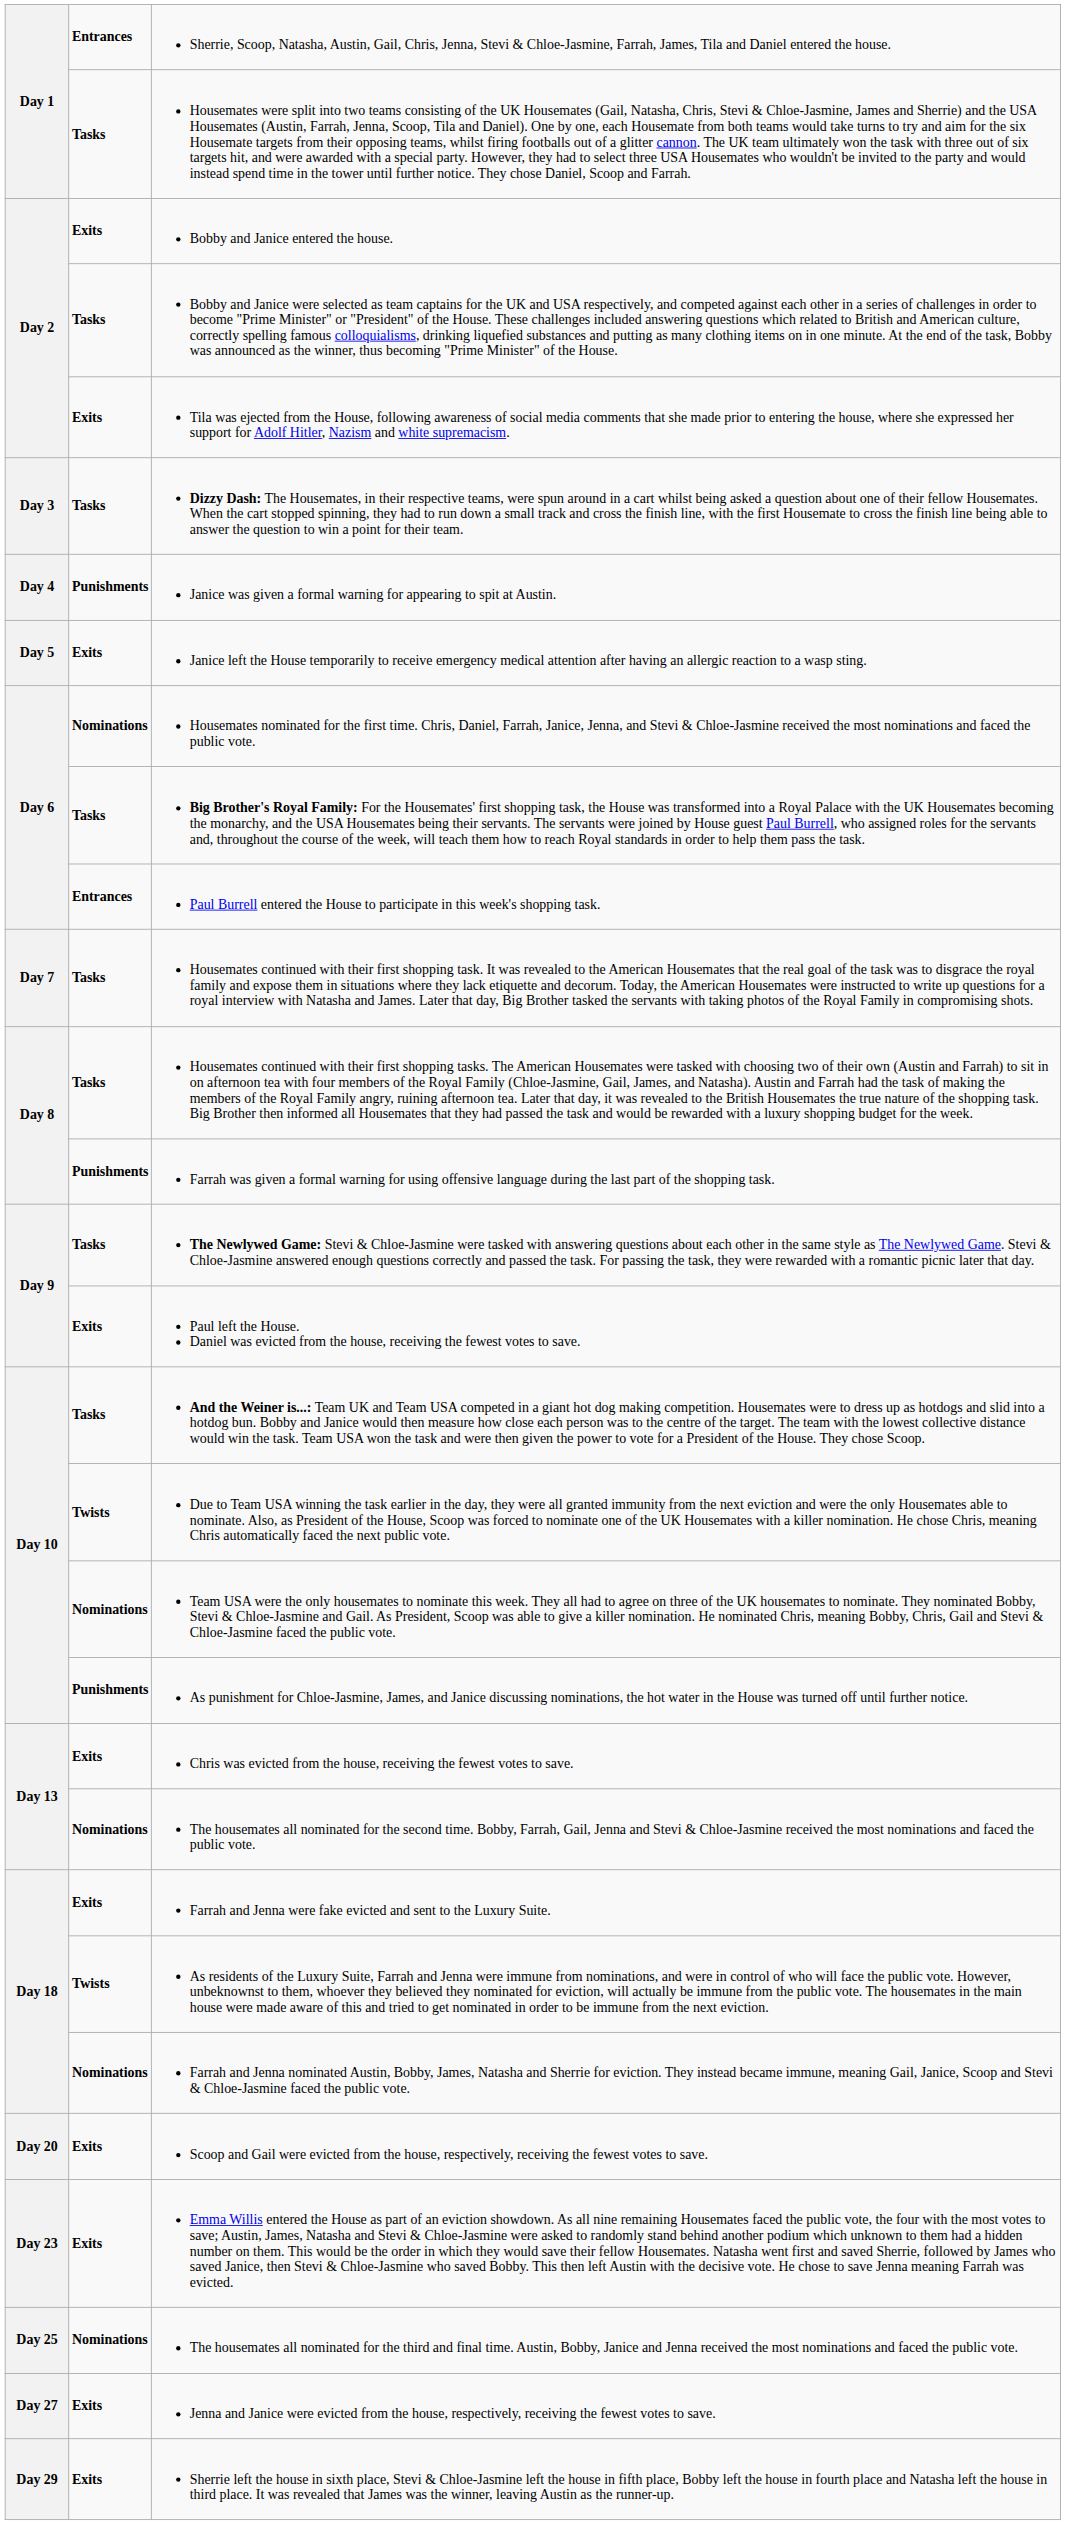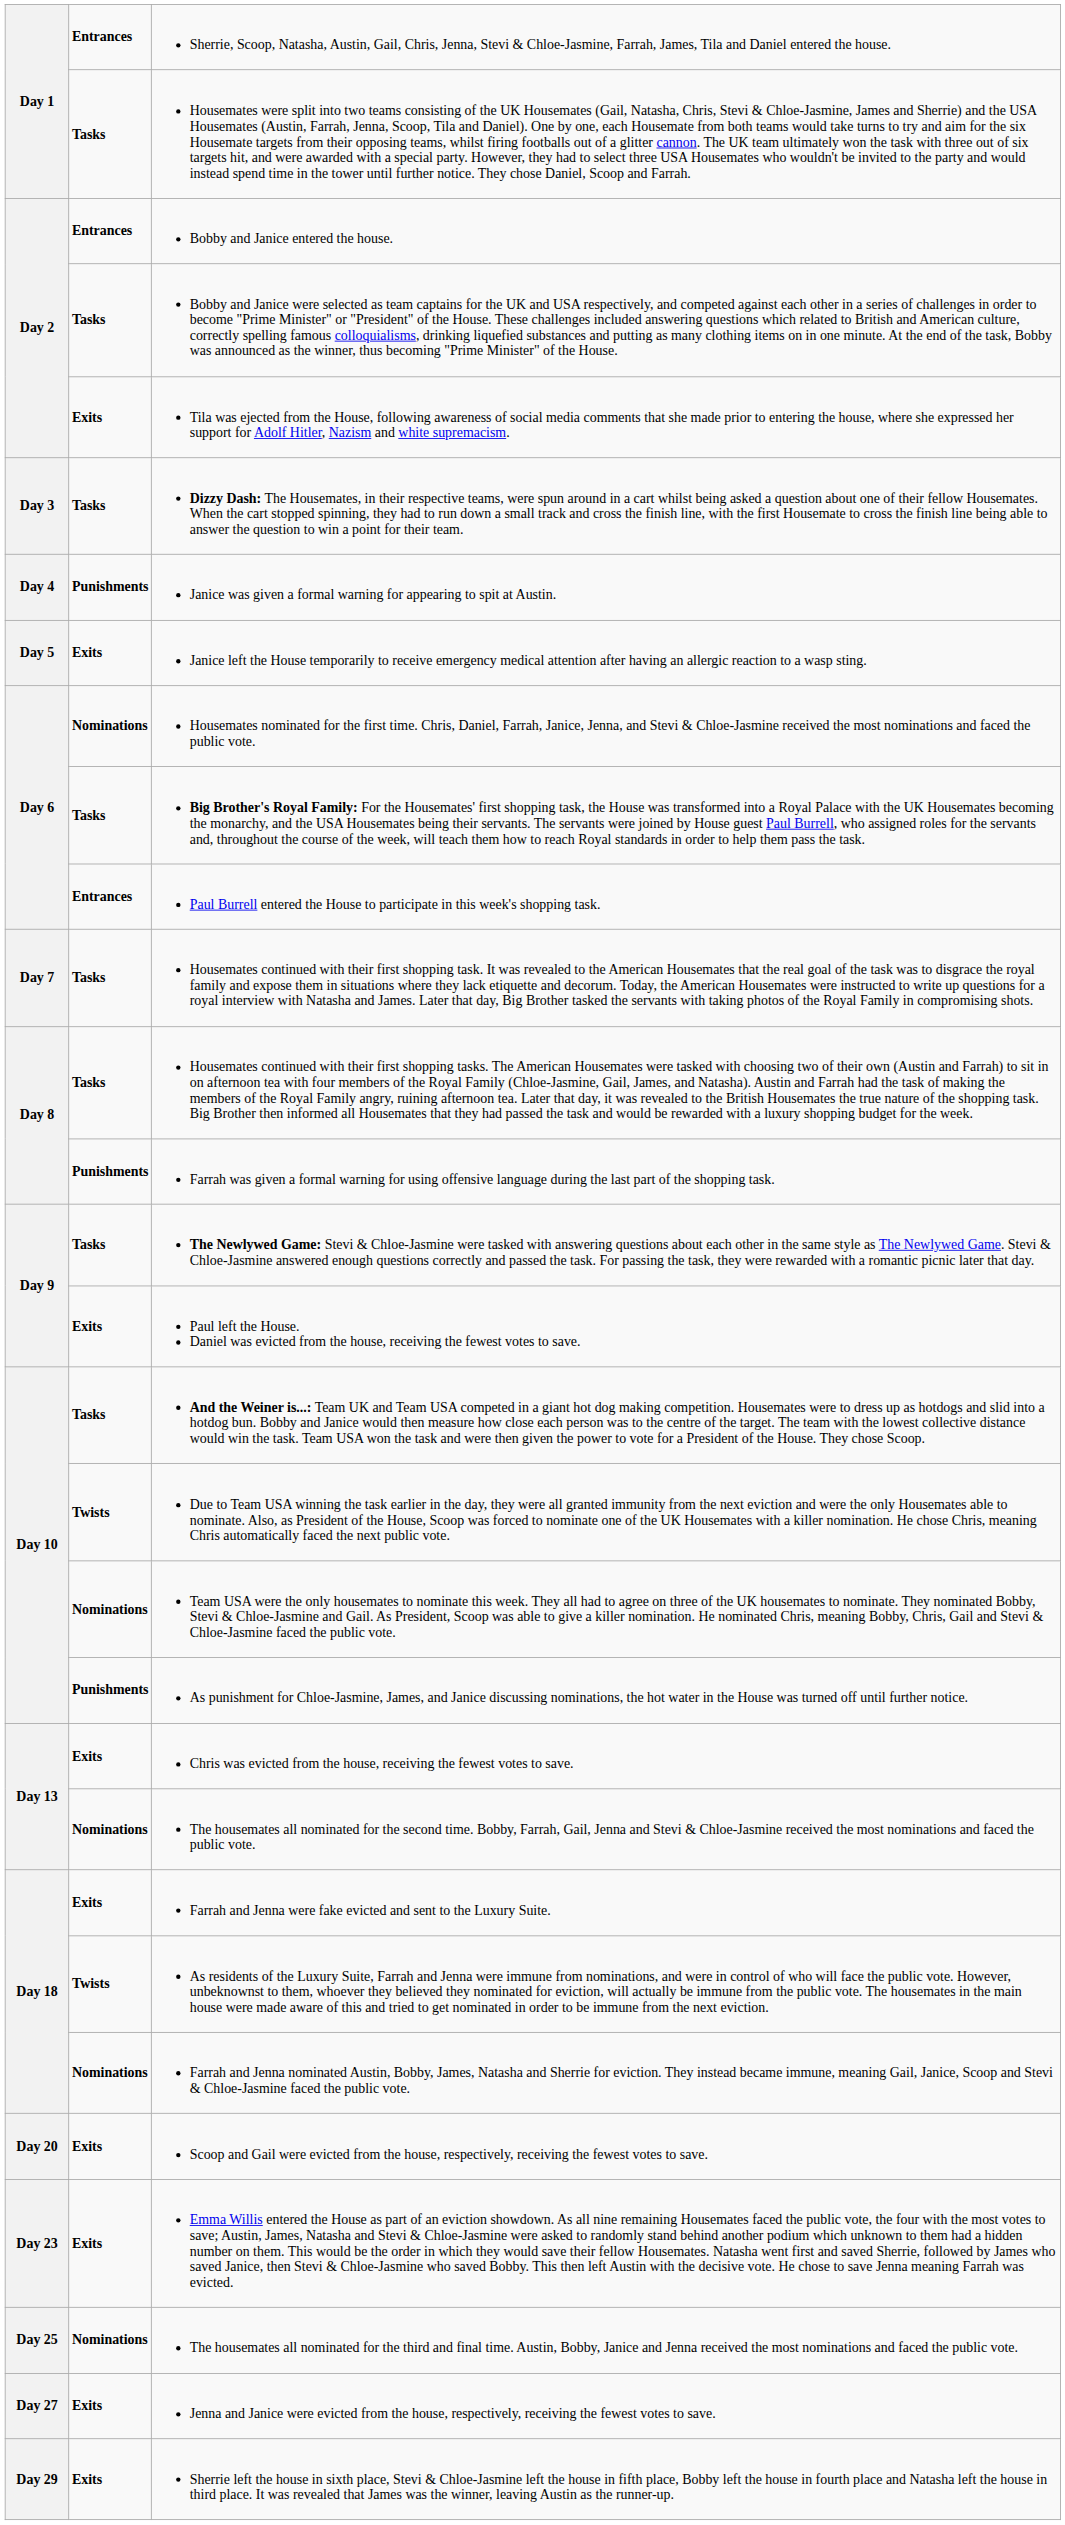(87, 231) Exits -> (102, 231) Entrances
